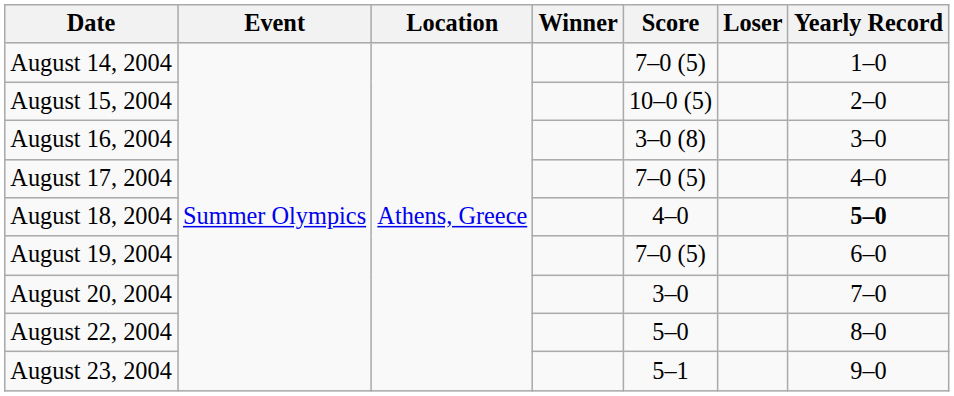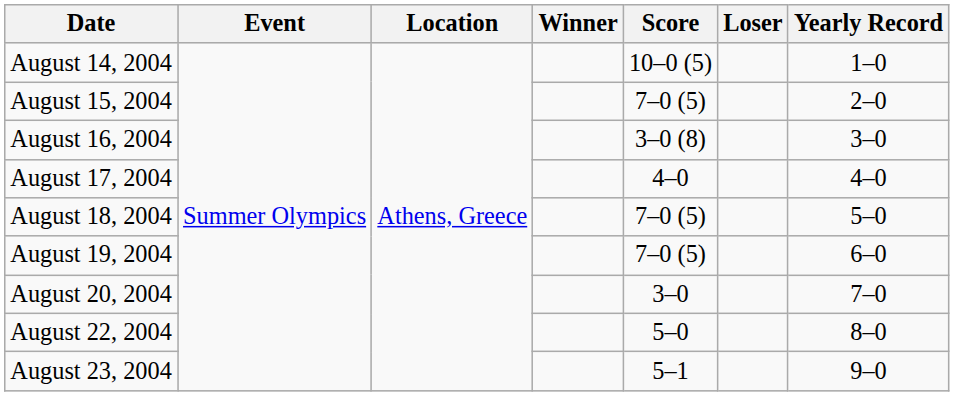(670, 62) 7–0 (5) -> (670, 62) 10–0 (5)
(670, 100) 10–0 (5) -> (670, 100) 7–0 (5)
(670, 178) 7–0 (5) -> (670, 178) 4–0
(670, 216) 4–0 -> (670, 216) 7–0 (5)
(868, 216) bold -> (868, 216) normal
